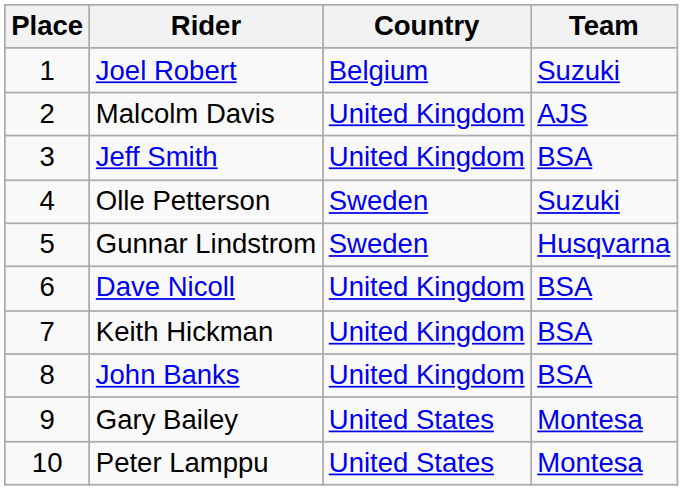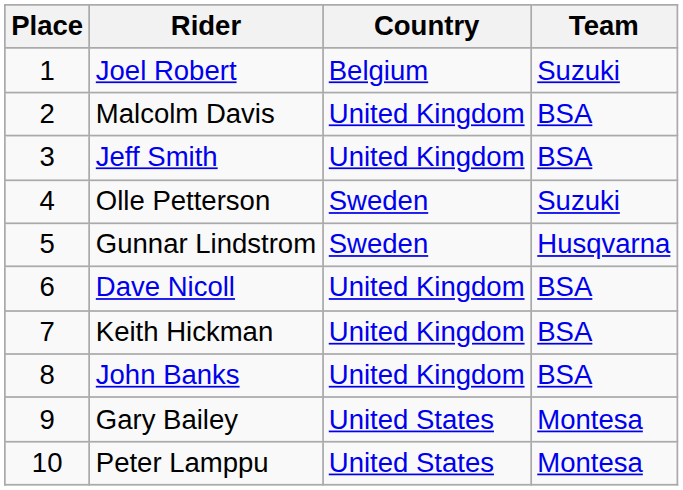(562, 113) AJS -> (565, 113) BSA
